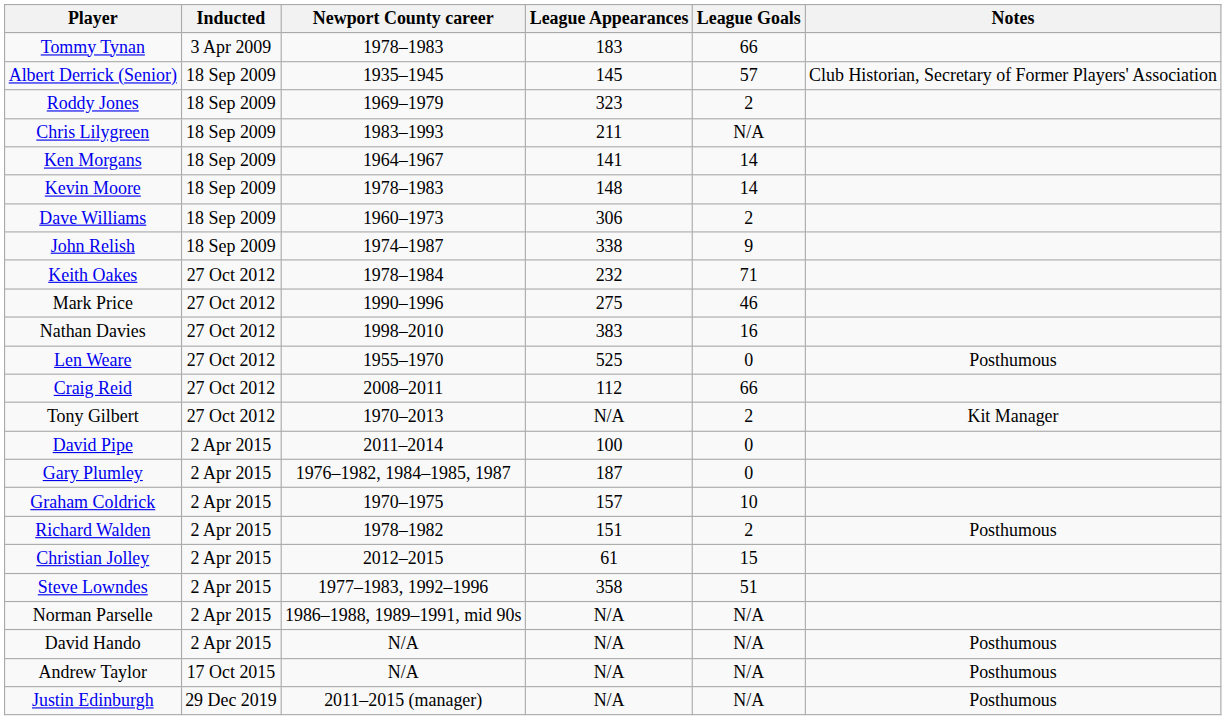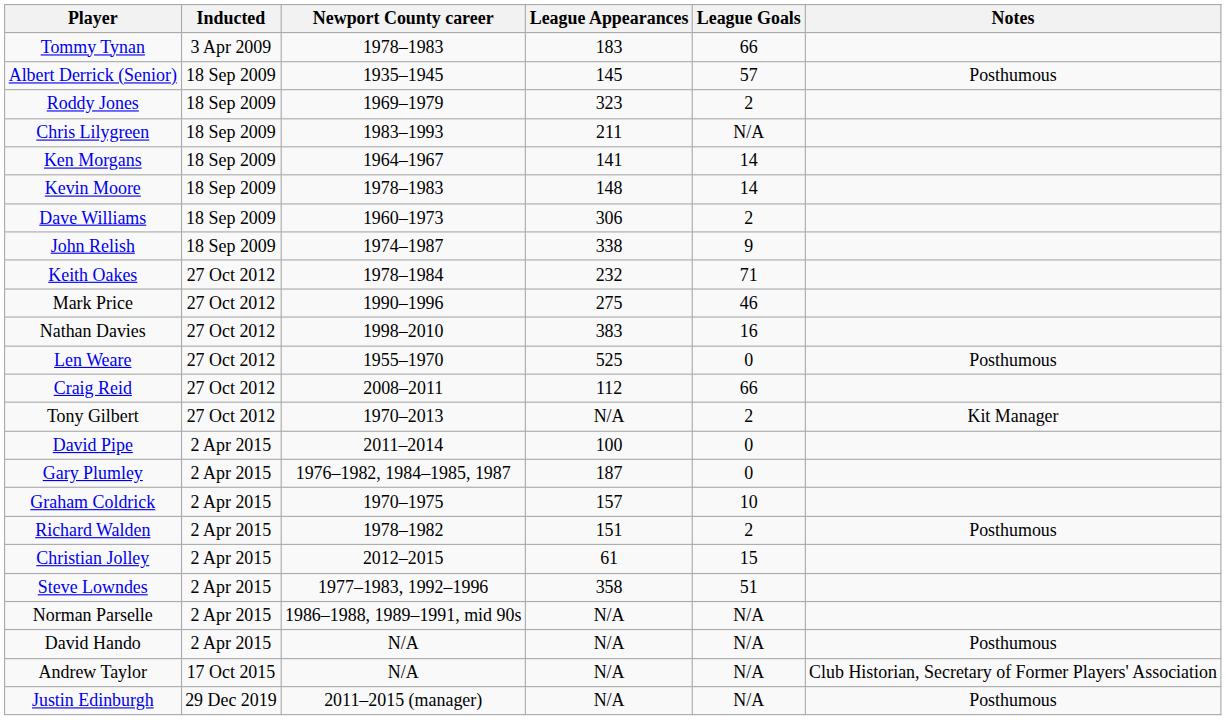(1013, 75) Club Historian, Secretary of Former Players' Association -> (1013, 75) Posthumous
(1013, 672) Posthumous -> (1013, 672) Club Historian, Secretary of Former Players' Association
